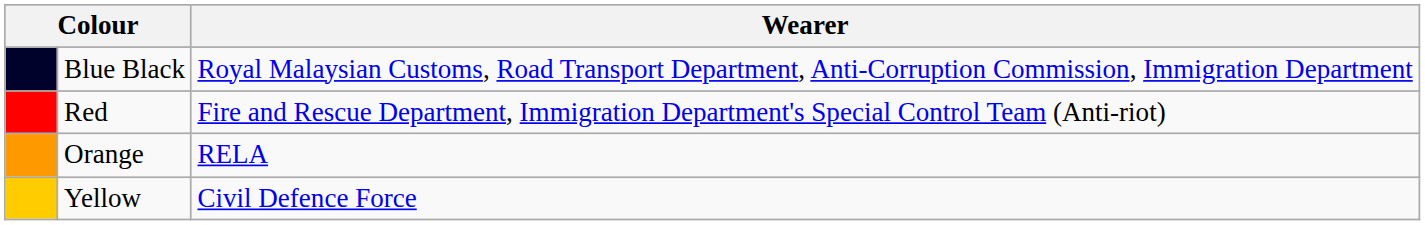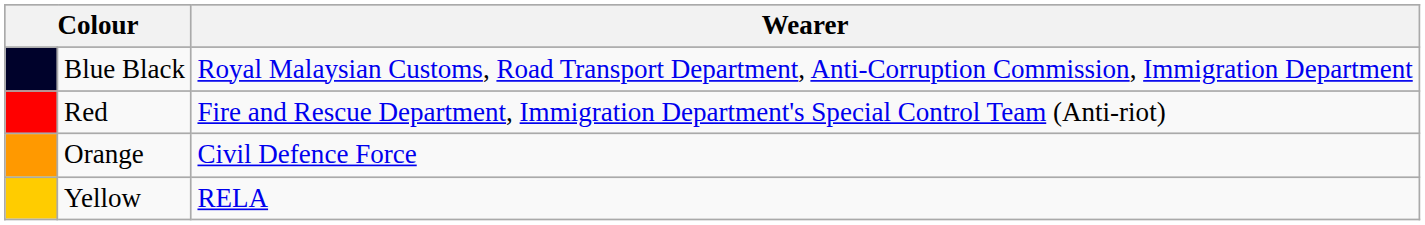(233, 154) RELA -> (307, 154) Civil Defence Force
(307, 197) Civil Defence Force -> (233, 197) RELA
